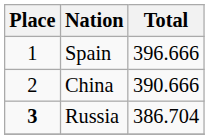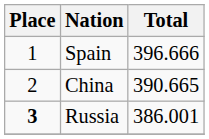(166, 85) 390.666 -> (166, 85) 390.665
(166, 117) 386.704 -> (166, 117) 386.001
